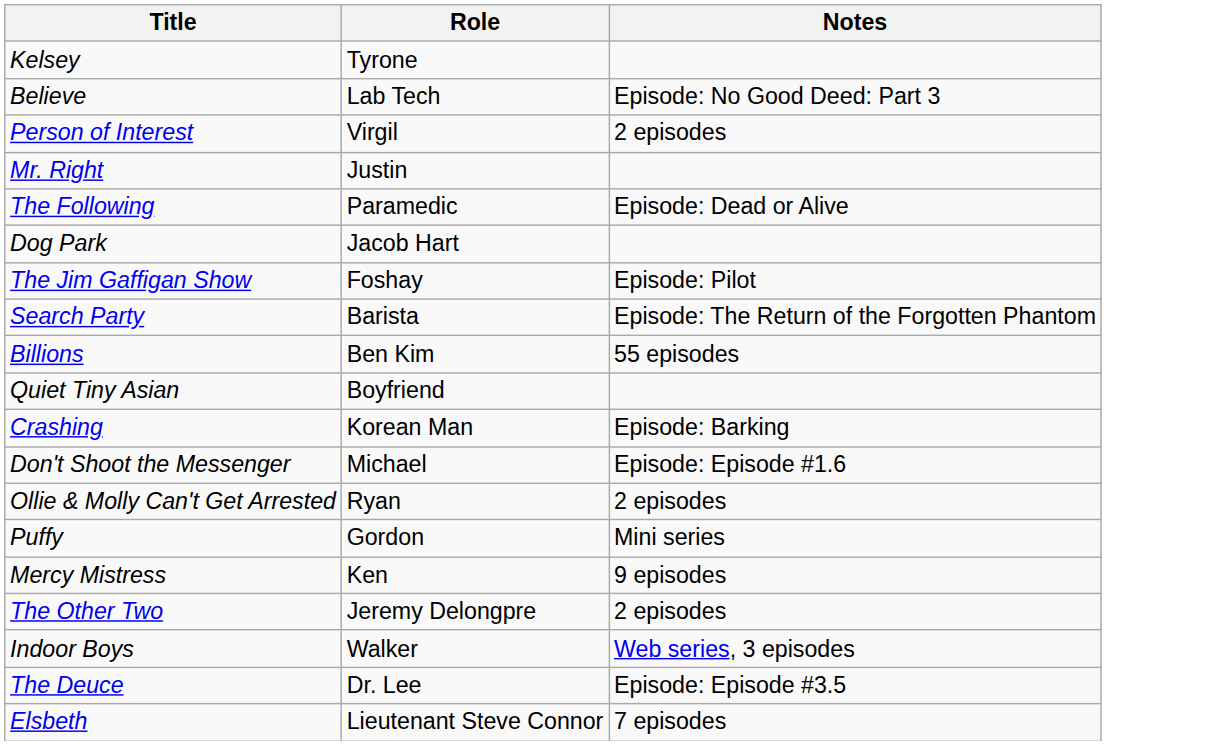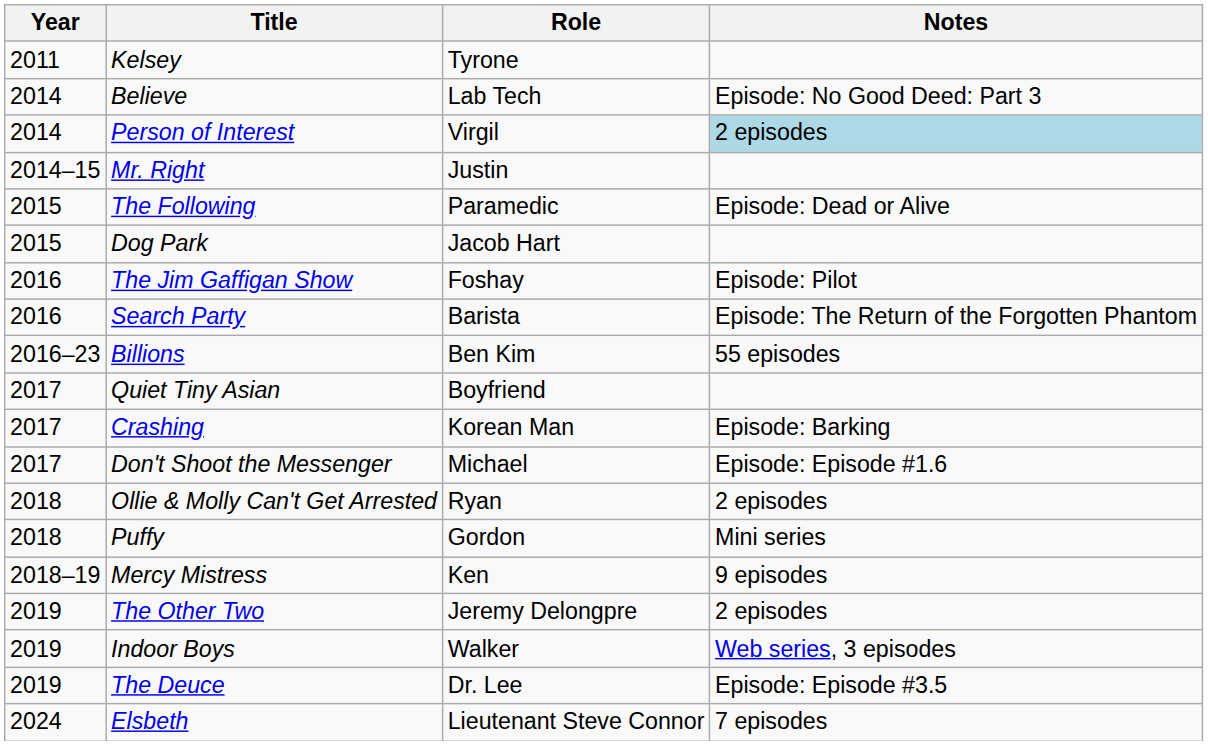+ column: (55, 22)
(670, 133) no background -> (771, 133) lightblue background
